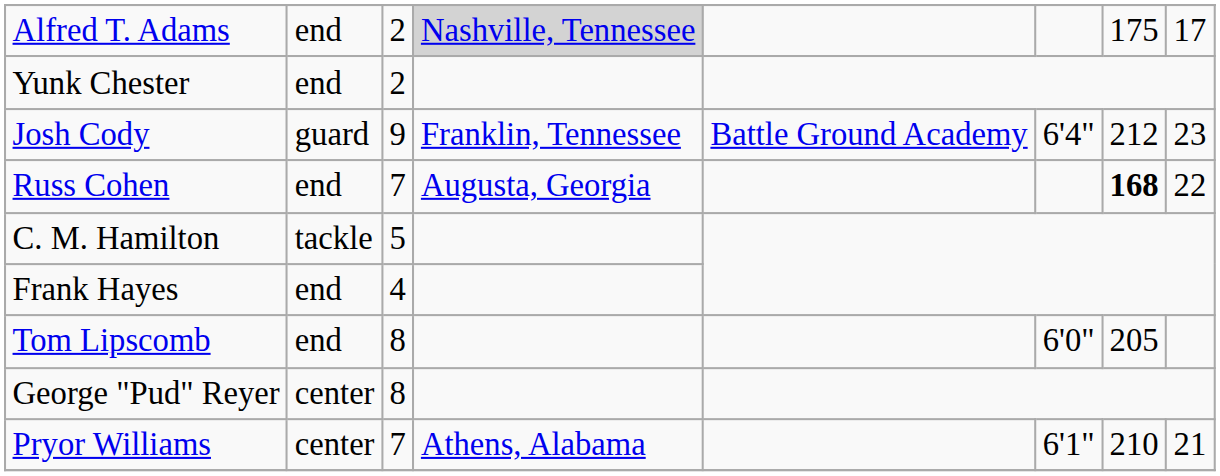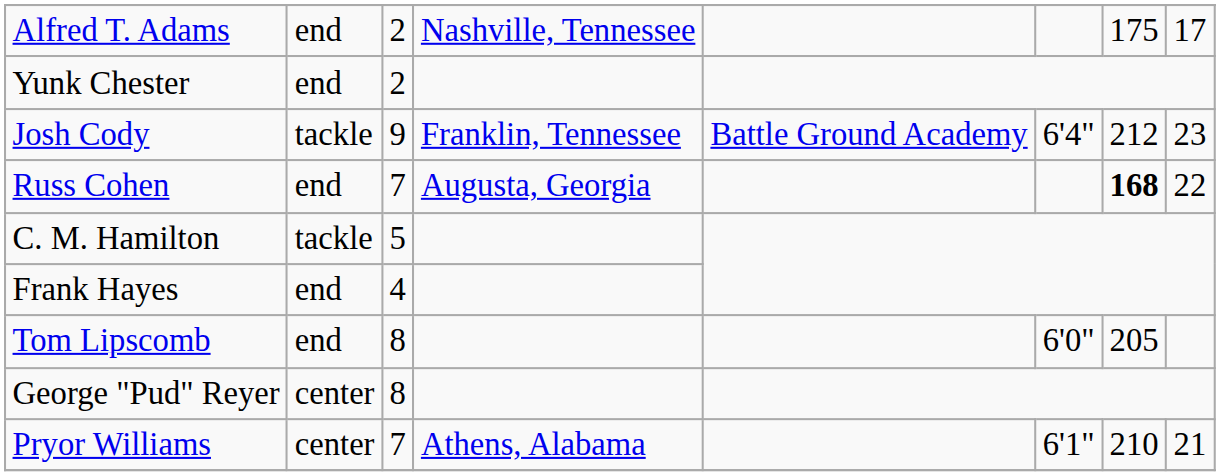(558, 30) lightgrey background -> (558, 30) no background
(332, 133) guard -> (334, 133) tackle
